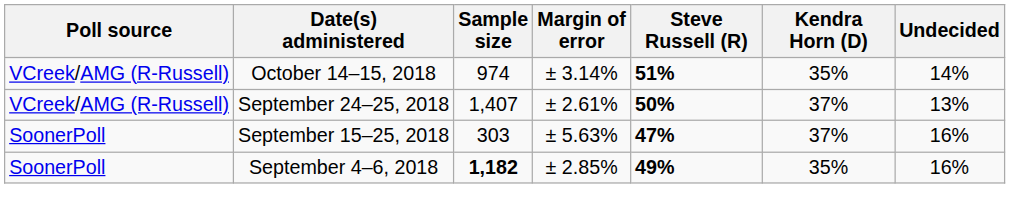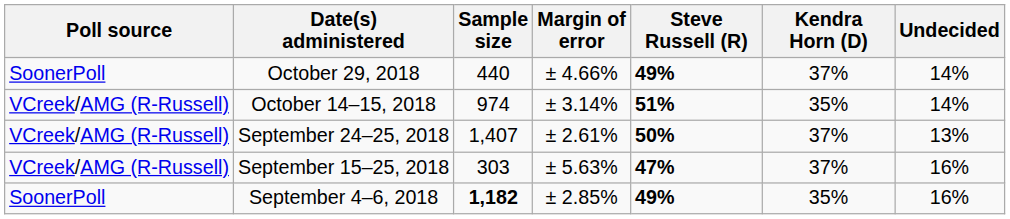+ row: (344, 73)
(57, 135) SoonerPoll -> (119, 167) VCreek/AMG (R-Russell)
